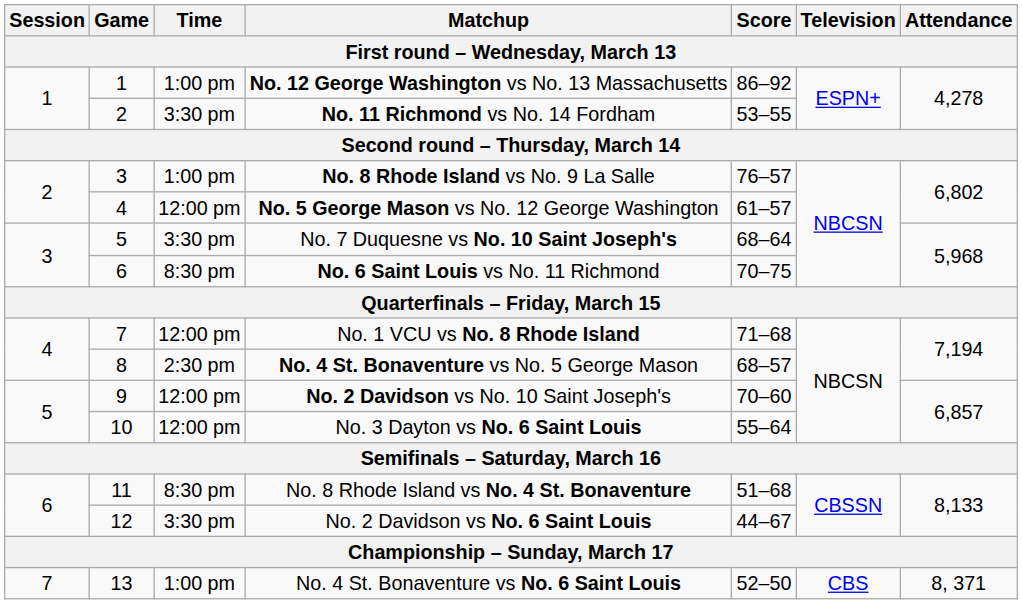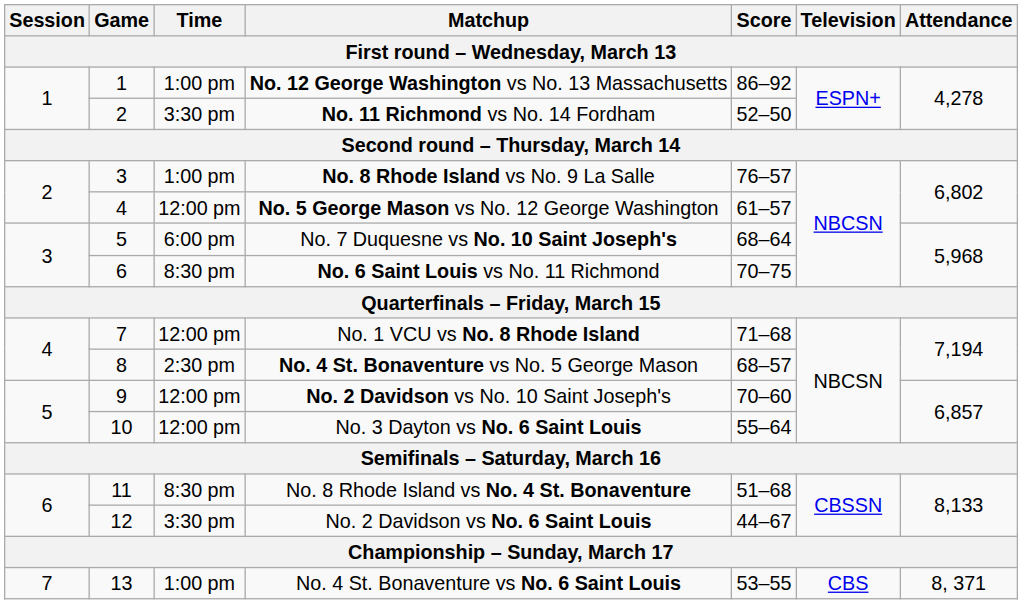(764, 114) 53–55 -> (764, 114) 52–50
(199, 239) 3:30 pm -> (199, 239) 6:00 pm
(764, 584) 52–50 -> (764, 584) 53–55
